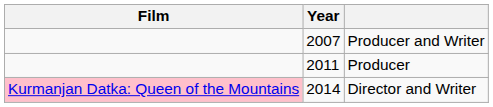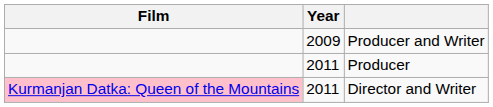(323, 41) 2007 -> (323, 41) 2009
(323, 89) 2014 -> (323, 89) 2011
